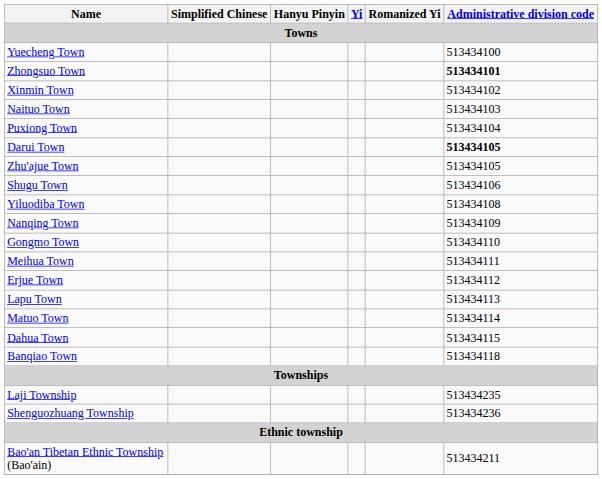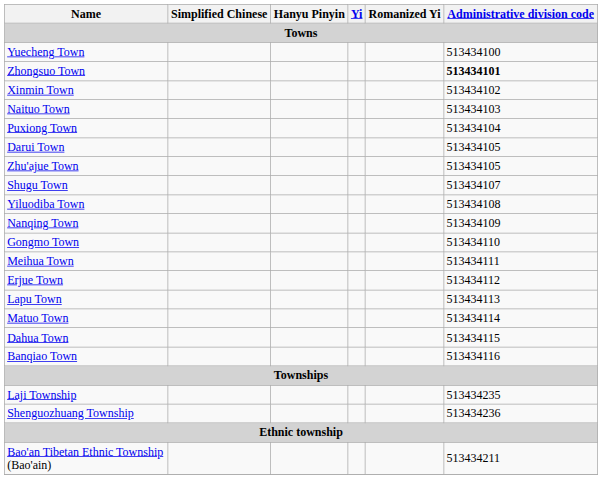(474, 147) bold -> (474, 147) normal
(474, 185) 513434106 -> (474, 185) 513434107
(473, 356) 513434118 -> (473, 356) 513434116
